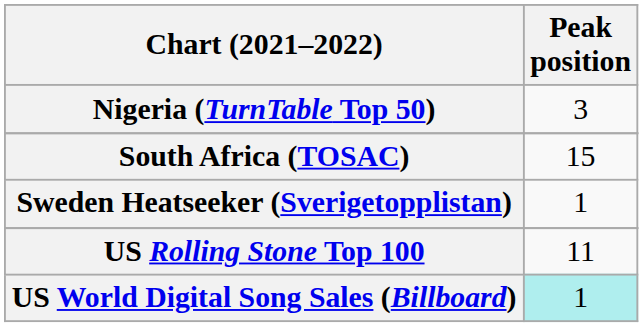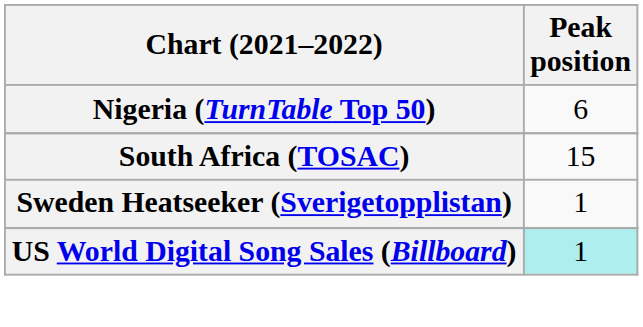(581, 108) 3 -> (581, 108) 6
- row: (264, 250)
